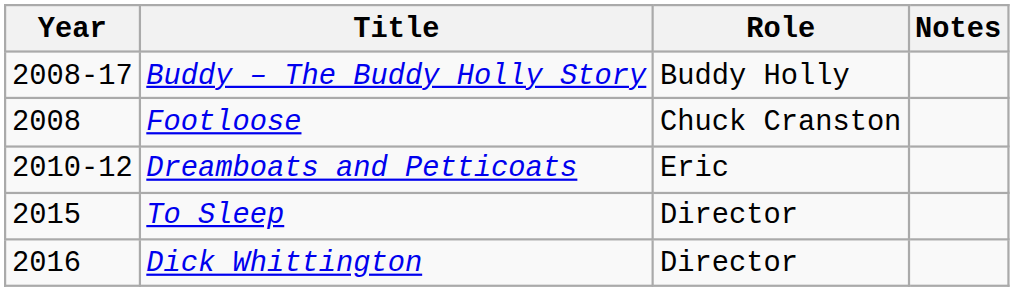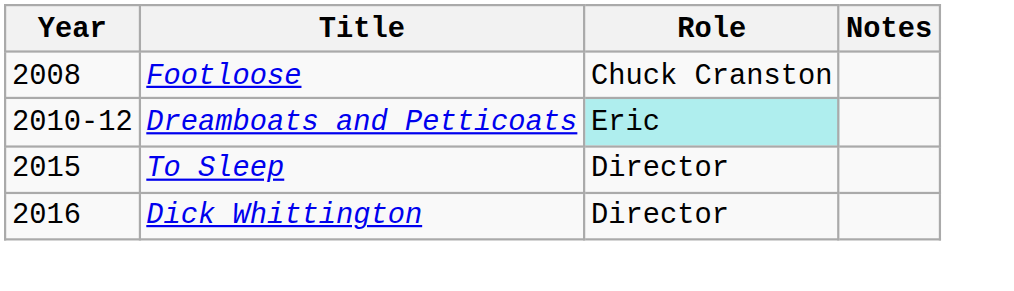- row: (396, 75)
(694, 169) no background -> (626, 122) paleturquoise background
